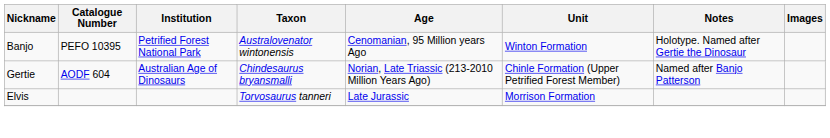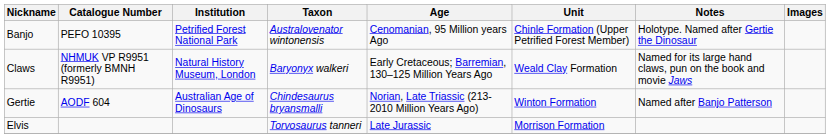(546, 46) Winton Formation -> (572, 35) Chinle Formation (Upper Petrified Forest Member)
+ row: (21, 69)
(562, 74) Chinle Formation (Upper Petrified Forest Member) -> (555, 103) Winton Formation
